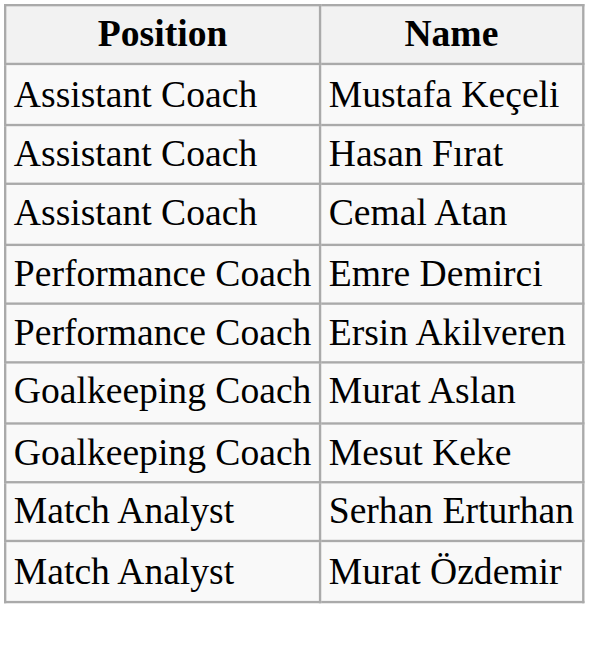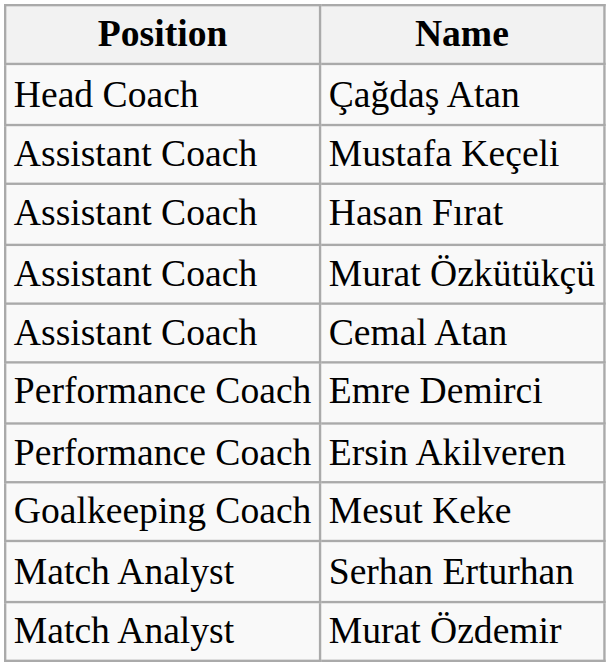+ row: (424, 93)
+ row: (462, 272)
- row: (422, 392)
